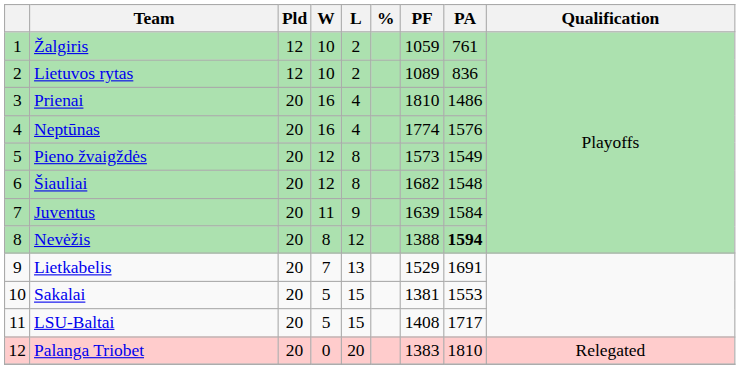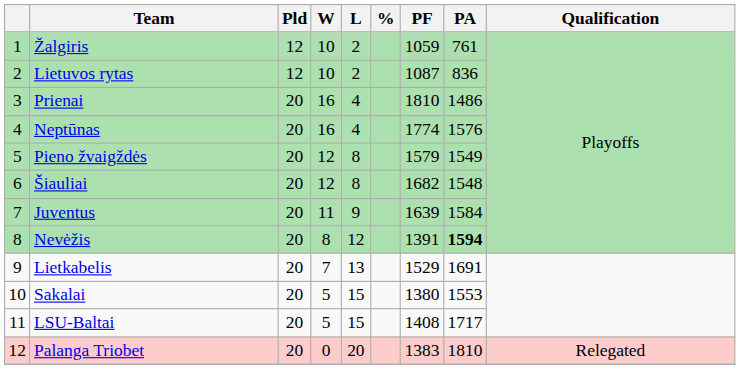(422, 73) 1089 -> (422, 73) 1087
(422, 156) 1573 -> (422, 156) 1579
(422, 239) 1388 -> (422, 239) 1391
(422, 294) 1381 -> (422, 294) 1380
